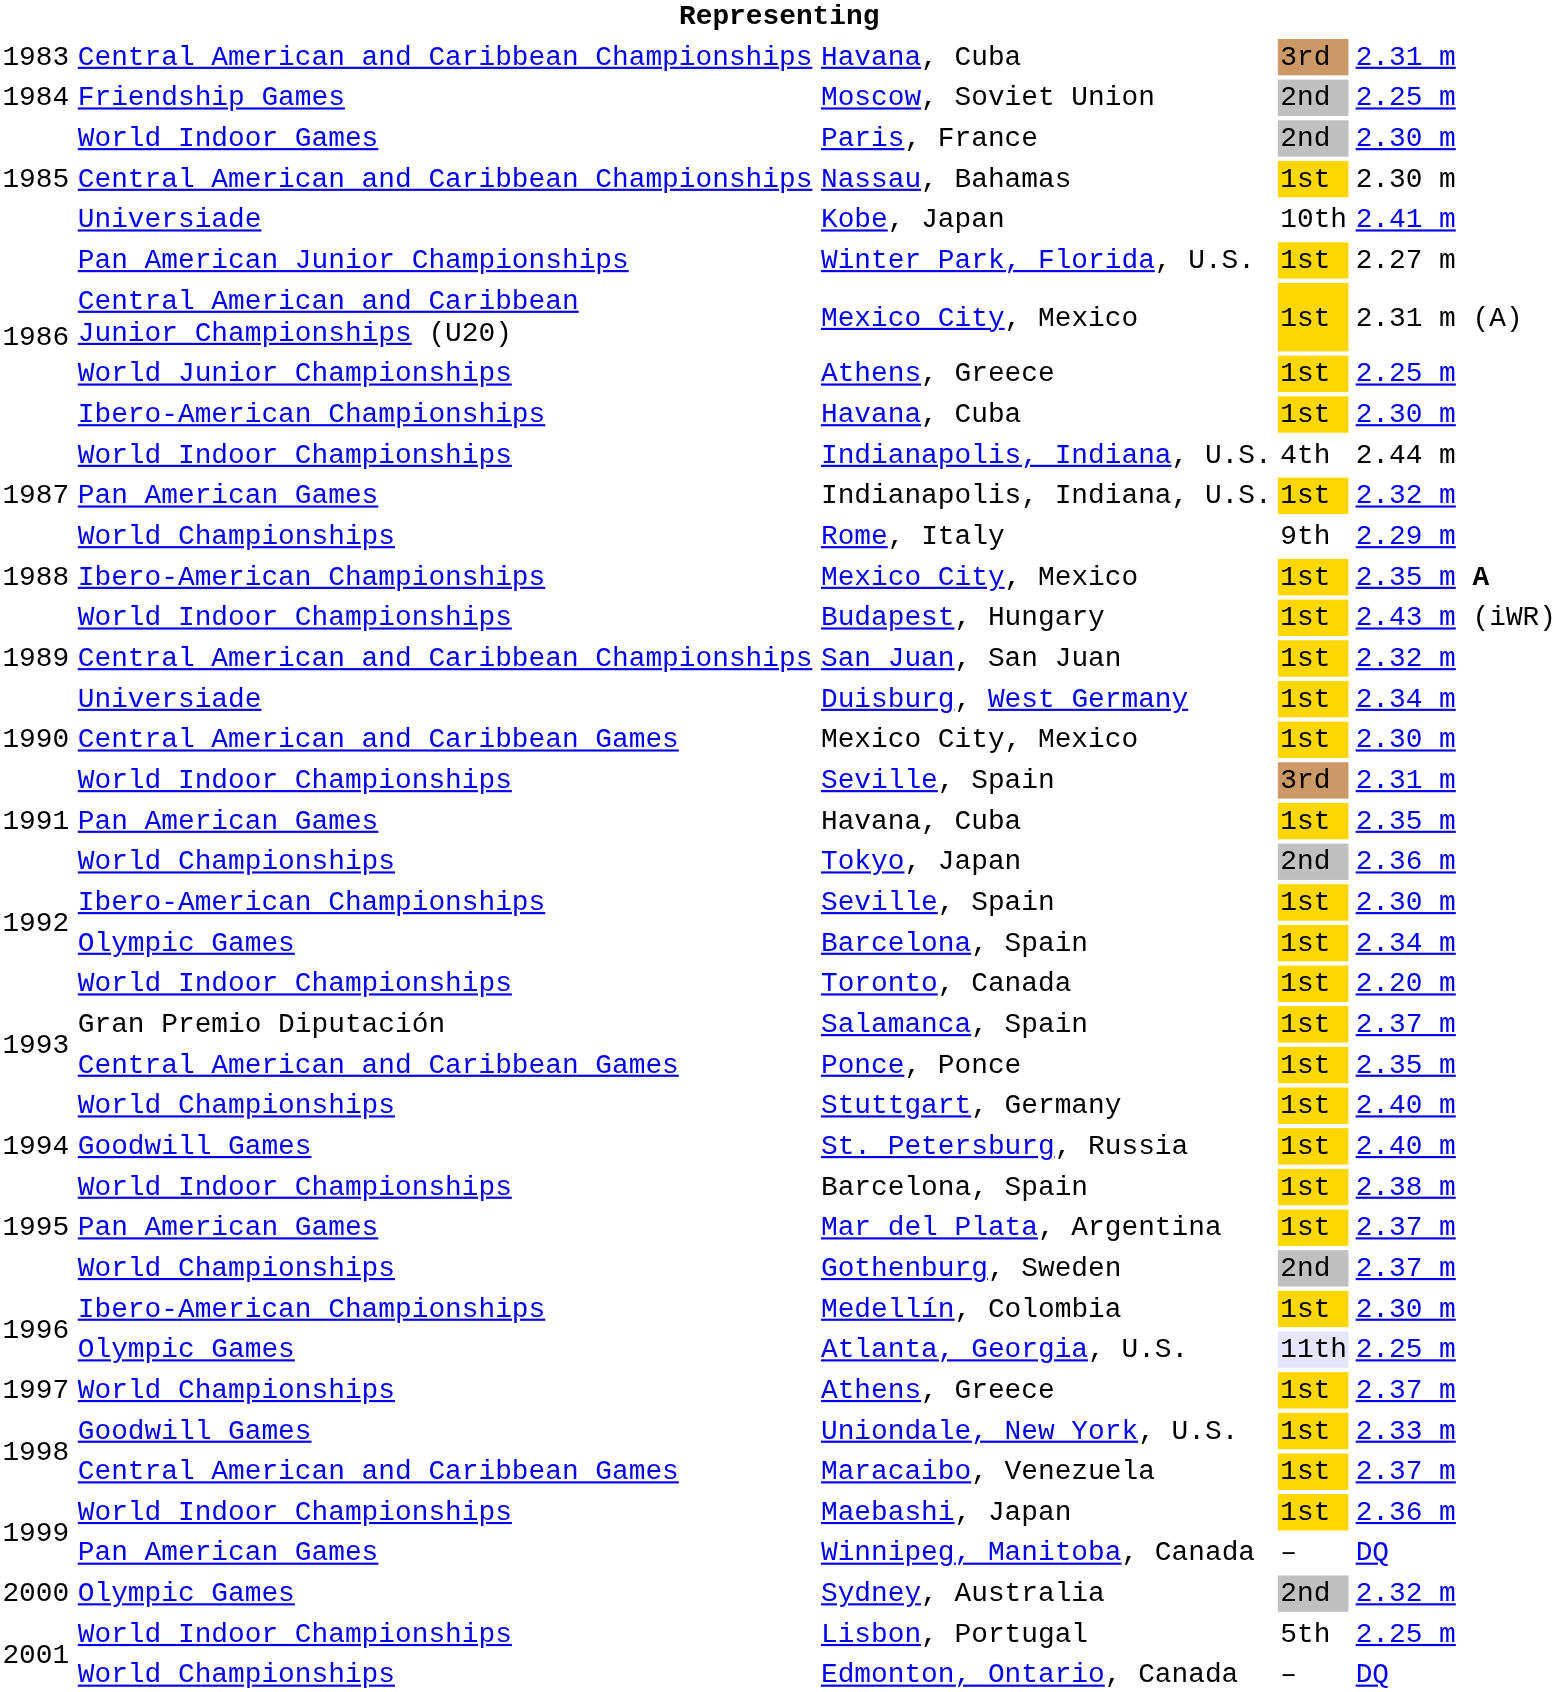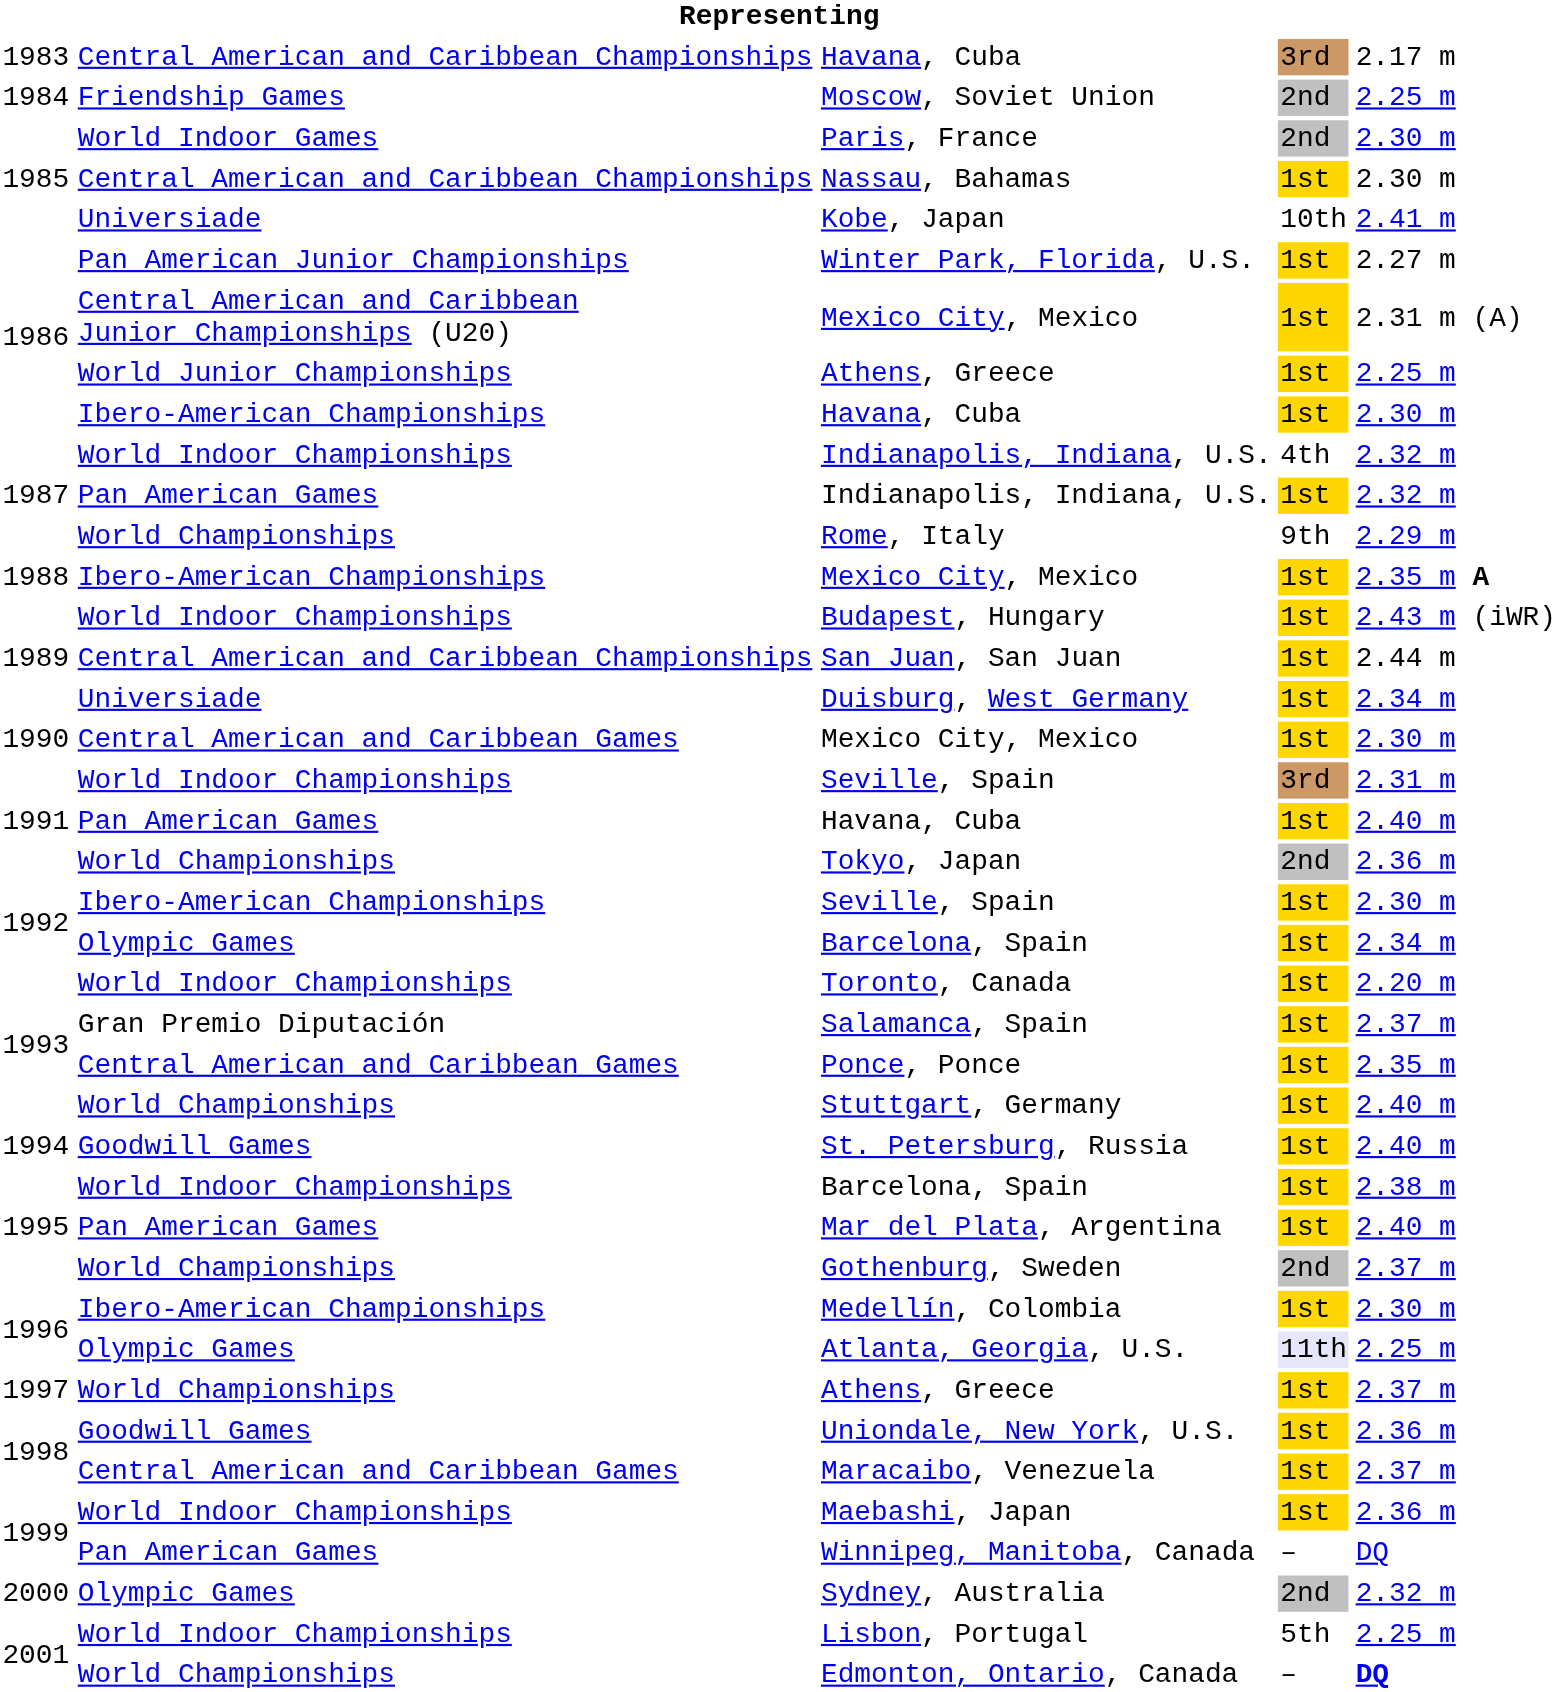(1406, 57) 2.31 m -> (1406, 57) 2.17 m
(1406, 455) 2.44 m -> (1406, 455) 2.32 m
(1406, 658) 2.32 m -> (1406, 658) 2.44 m
(1406, 821) 2.35 m -> (1406, 821) 2.40 m
(1406, 1228) 2.37 m -> (1406, 1228) 2.40 m
(1406, 1431) 2.33 m -> (1406, 1431) 2.36 m
(1372, 1675) normal -> (1372, 1675) bold
